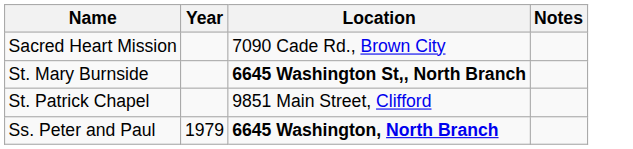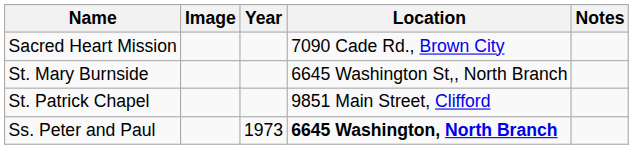+ column: (210, 18)
(379, 74) bold -> (429, 74) normal
(205, 130) 1979 -> (264, 130) 1973
